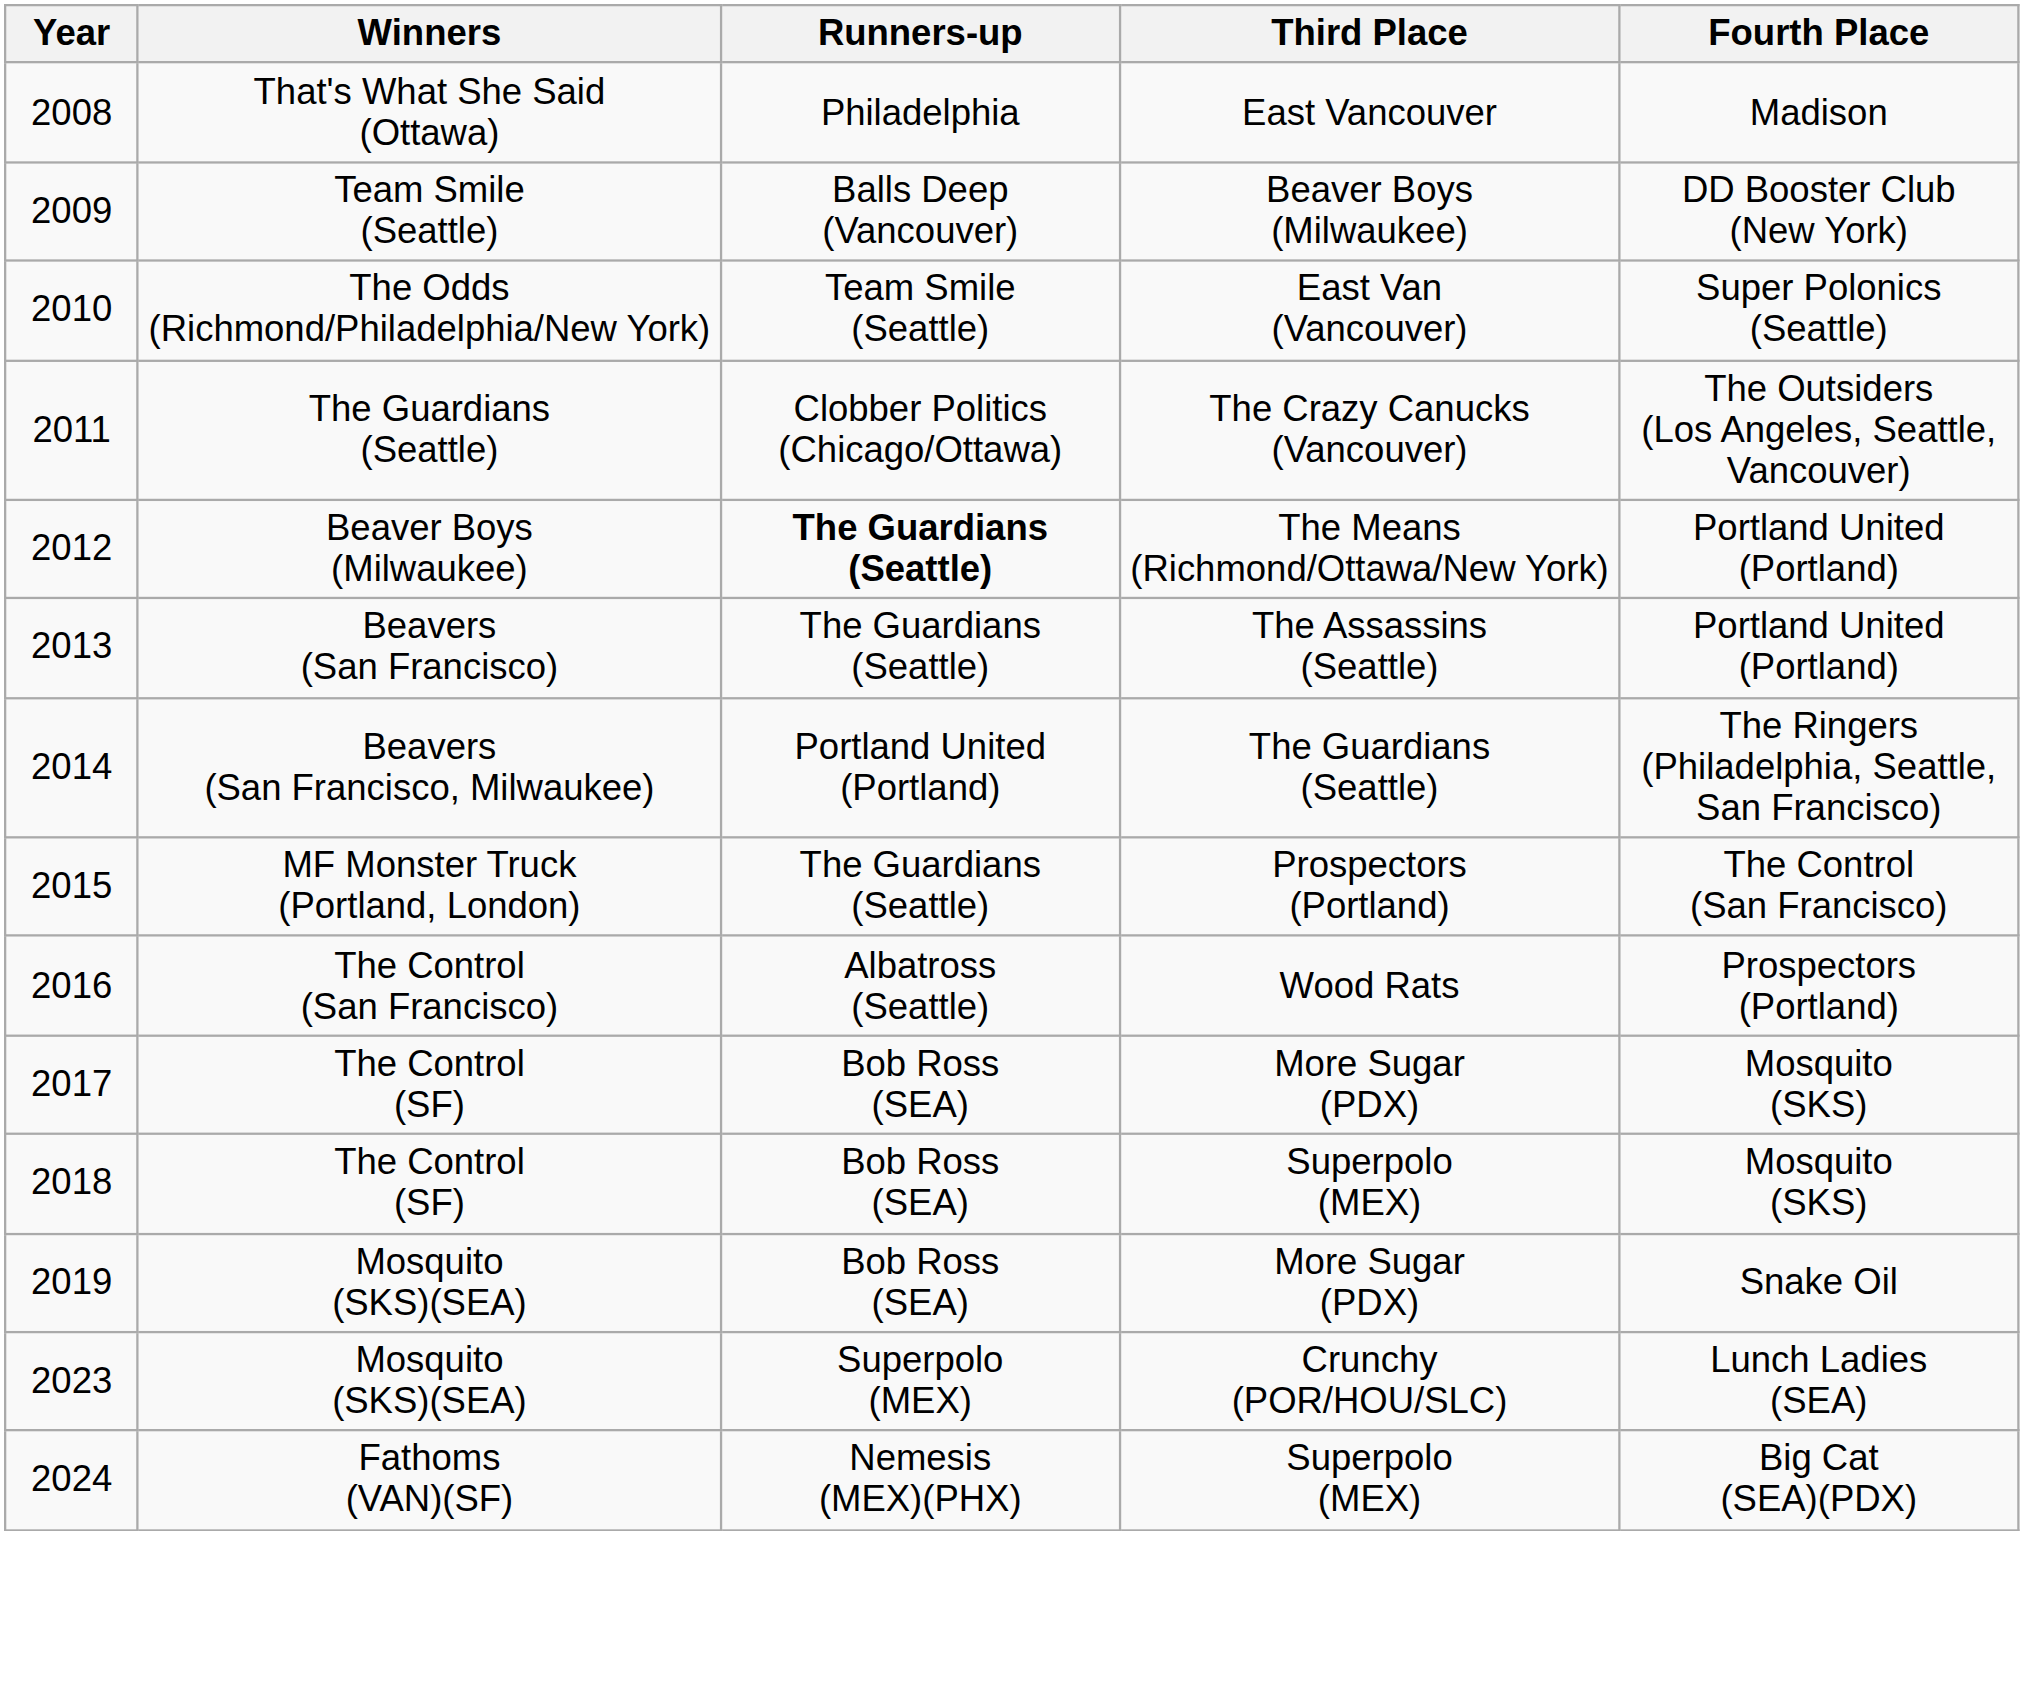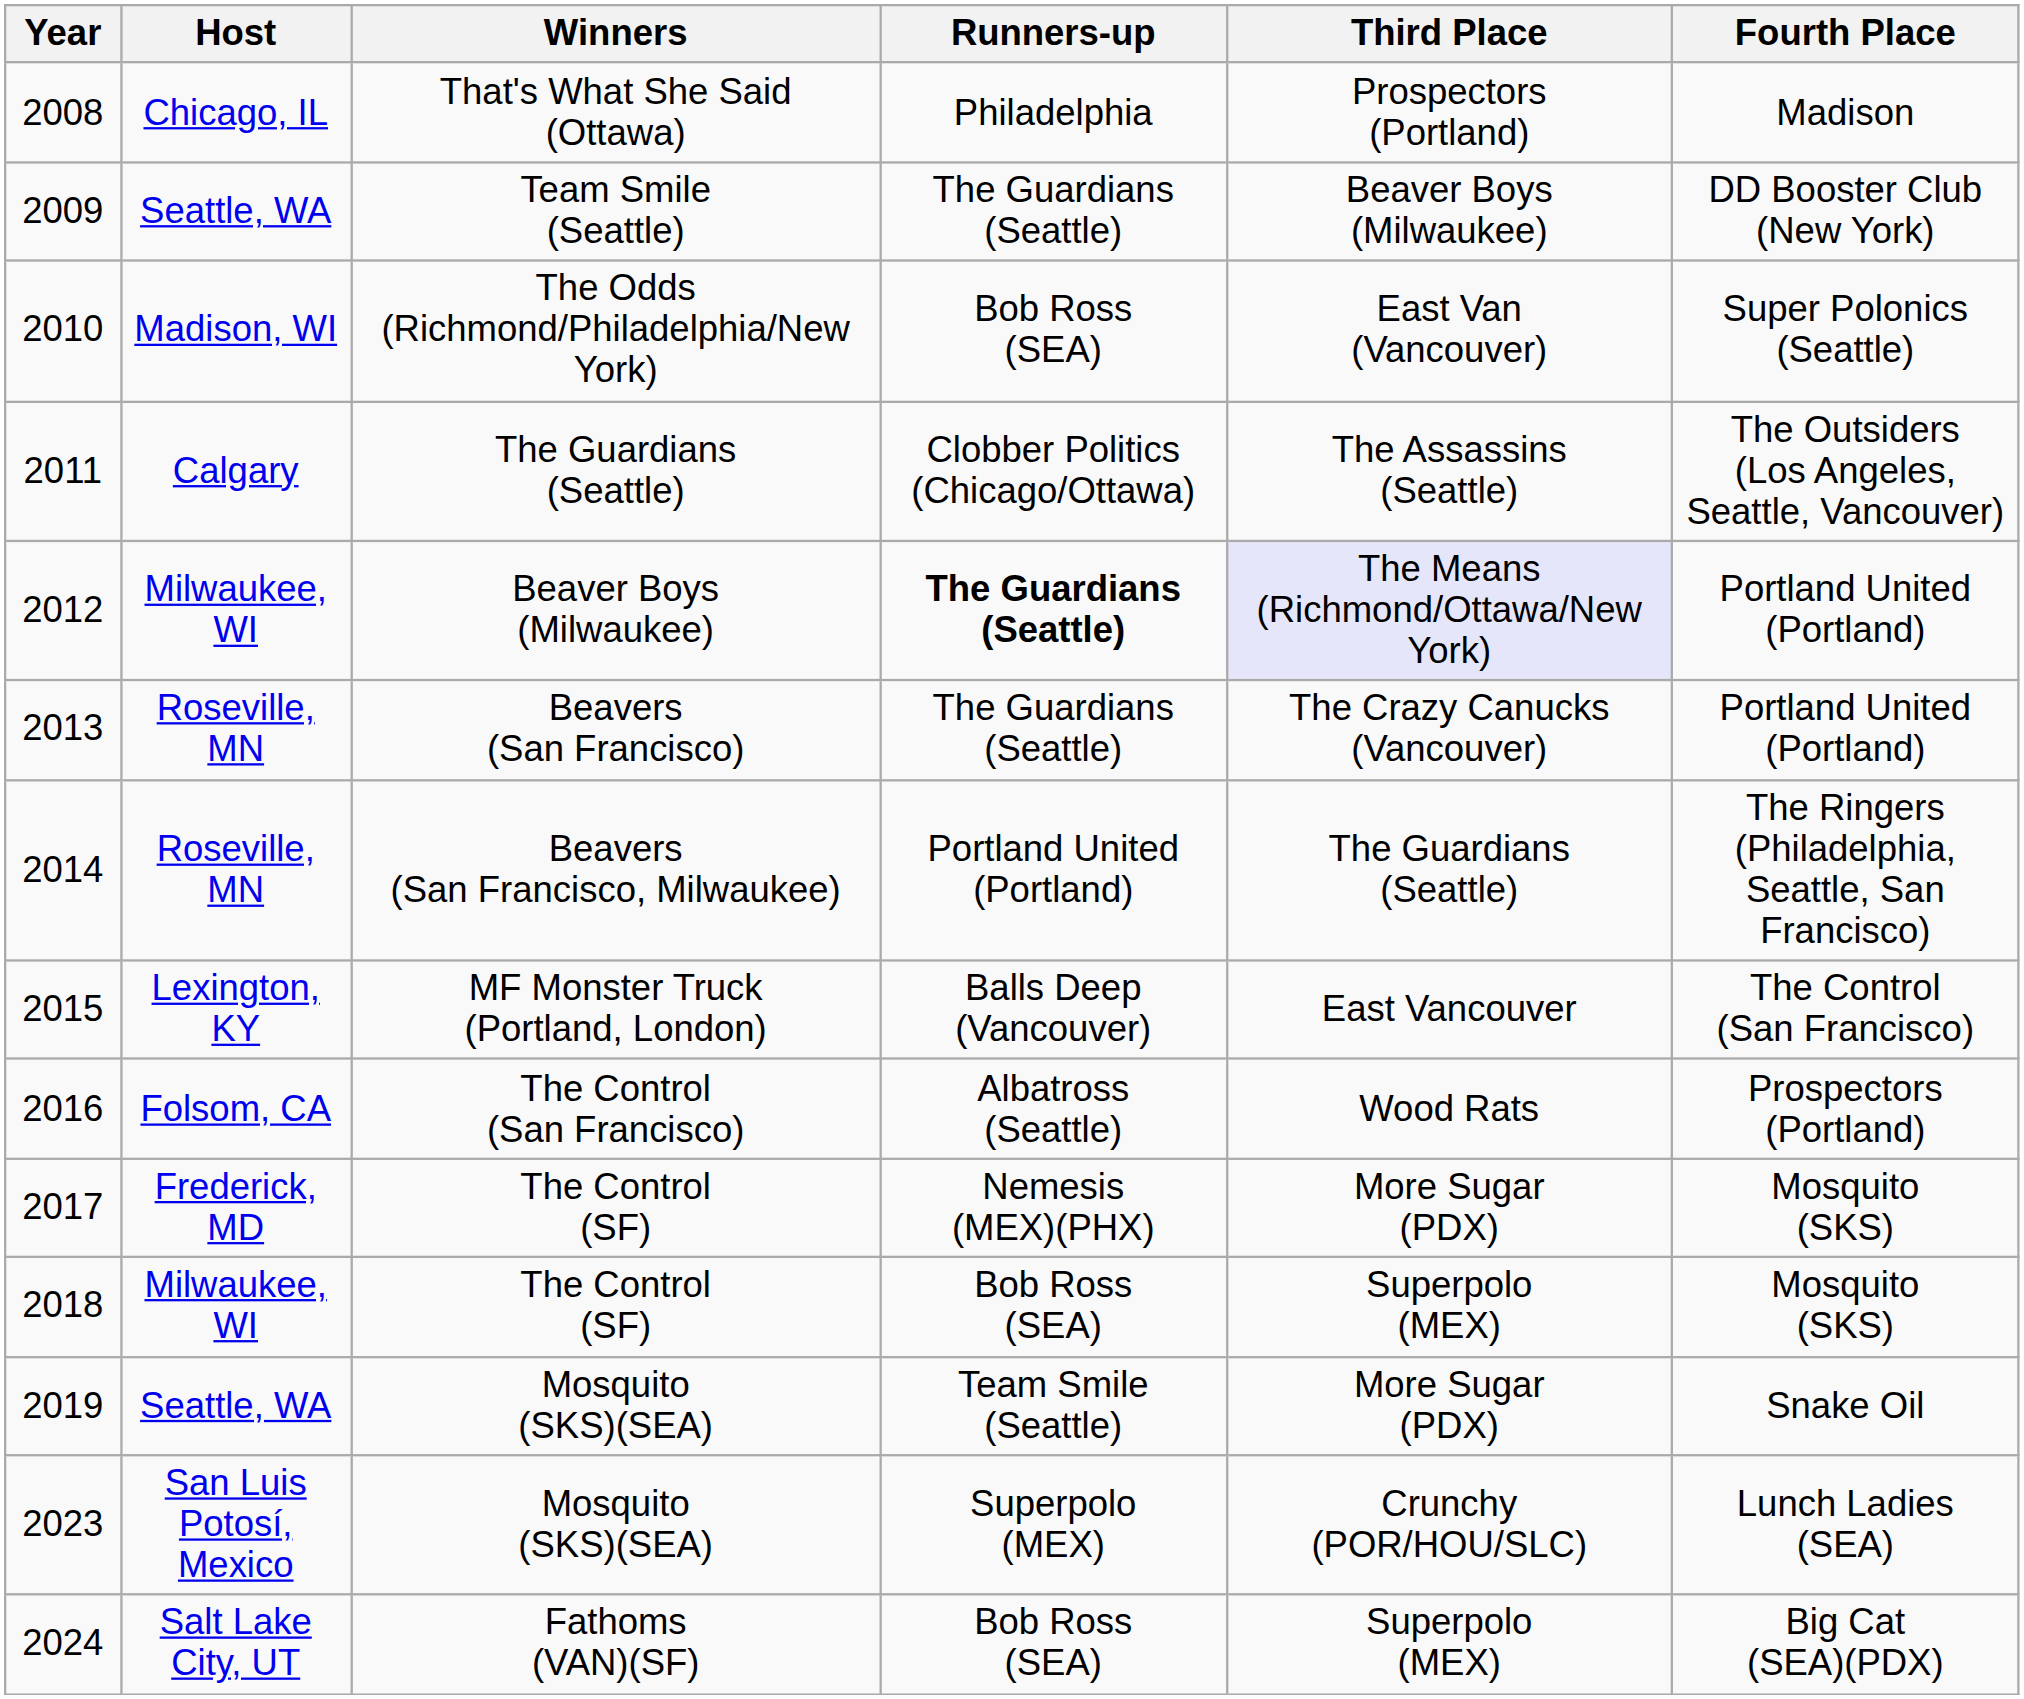+ column: (236, 33)
(1370, 111) East Vancouver -> (1449, 111) Prospectors (Portland)
(920, 210) Balls Deep (Vancouver) -> (1053, 210) The Guardians (Seattle)
(920, 309) Team Smile (Seattle) -> (1053, 330) Bob Ross (SEA)
(1370, 429) The Crazy Canucks (Vancouver) -> (1449, 470) The Assassins (Seattle)
(1370, 548) no background -> (1449, 609) lavender background
(1370, 647) The Assassins (Seattle) -> (1449, 729) The Crazy Canucks (Vancouver)
(920, 886) The Guardians (Seattle) -> (1053, 1009) Balls Deep (Vancouver)
(1370, 886) Prospectors (Portland) -> (1449, 1009) East Vancouver
(920, 1083) Bob Ross (SEA) -> (1053, 1207) Nemesis (MEX)(PHX)
(920, 1281) Bob Ross (SEA) -> (1053, 1404) Team Smile (Seattle)
(920, 1479) Nemesis (MEX)(PHX) -> (1053, 1643) Bob Ross (SEA)
